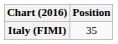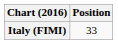(91, 30) 35 -> (91, 30) 33
